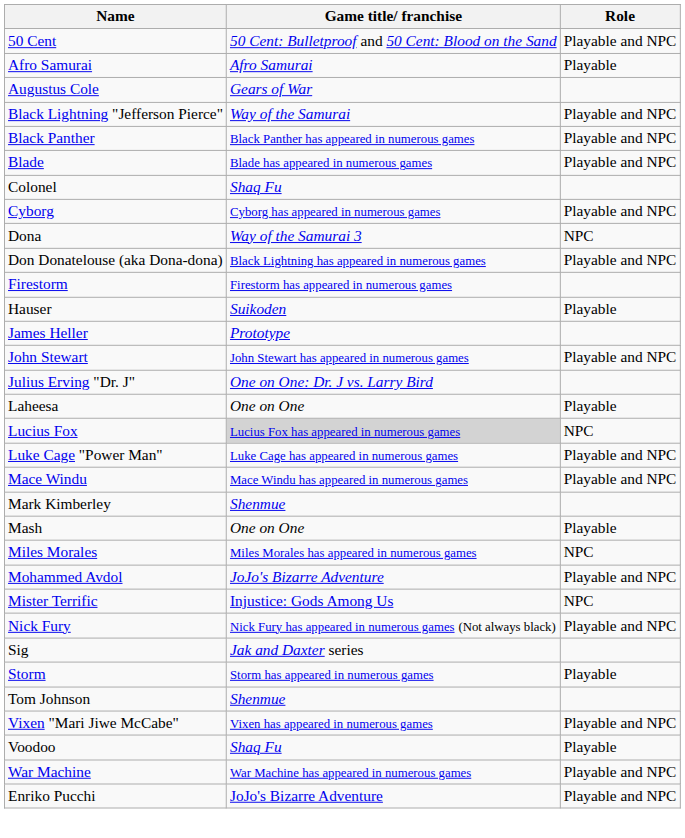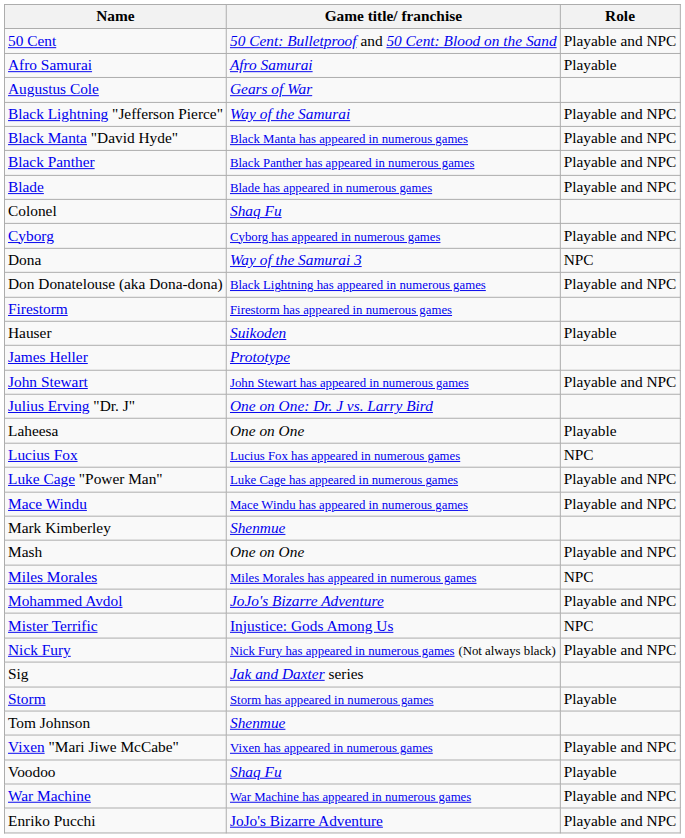+ row: (93, 138)
(345, 431) lightgrey background -> (345, 456) no background
(590, 528) Playable -> (620, 552) Playable and NPC
